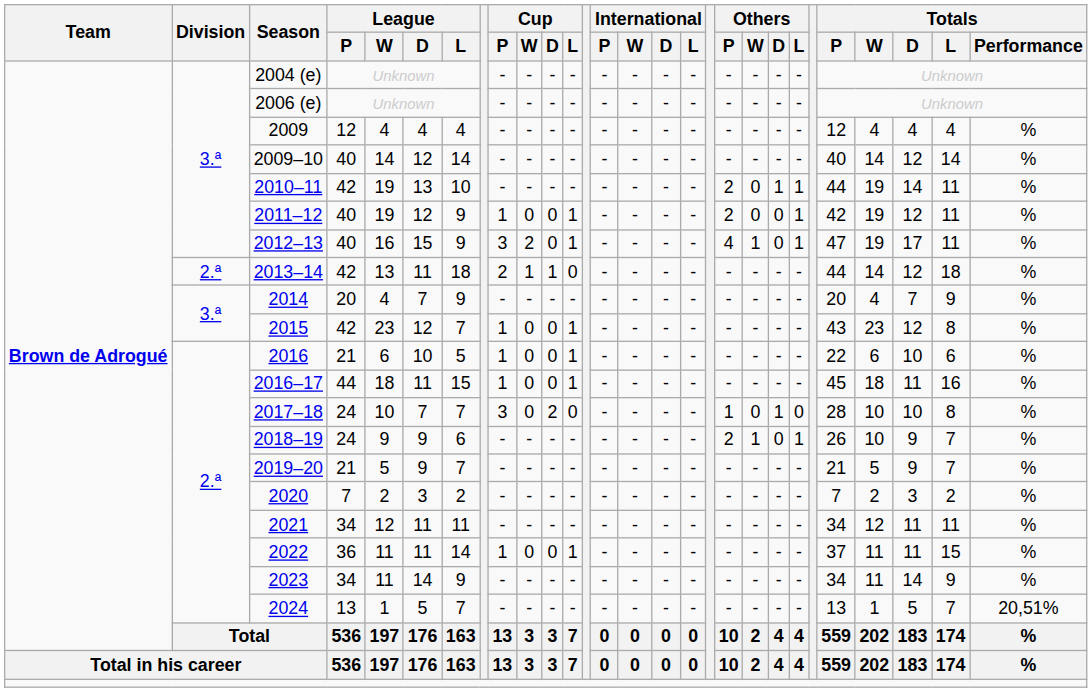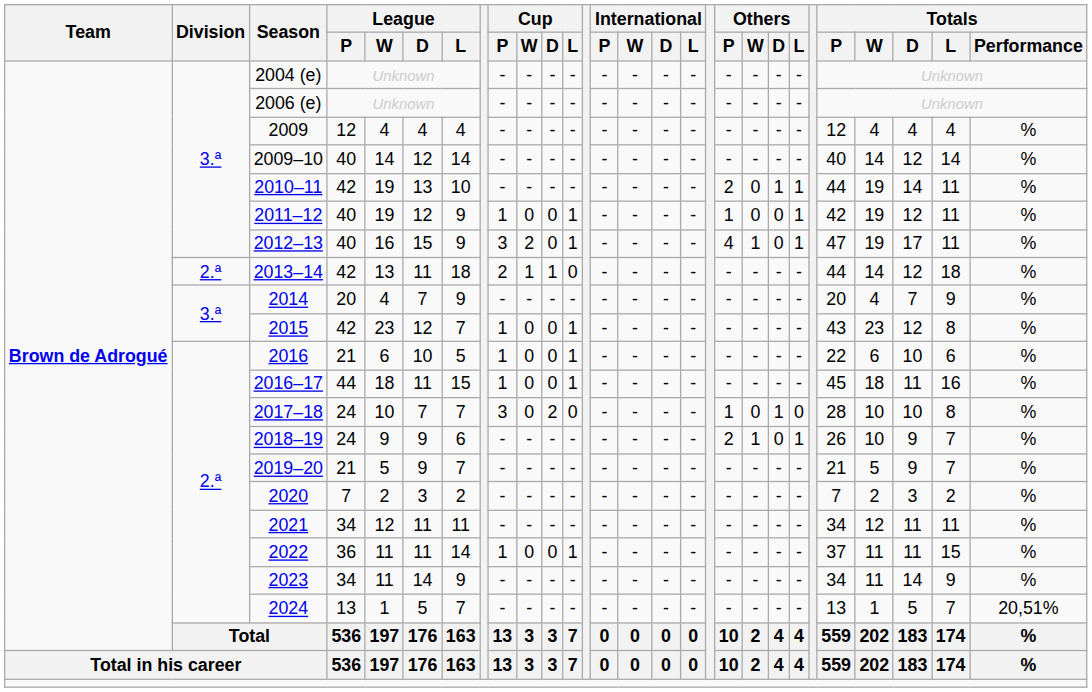(729, 215) 2 -> (729, 215) 1
